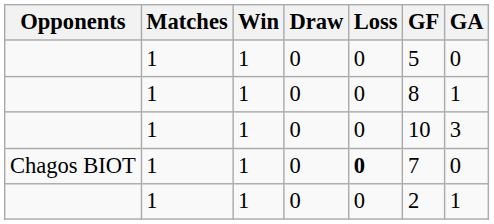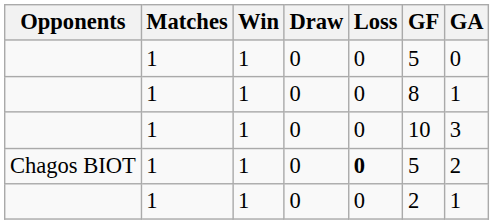(414, 165) 7 -> (414, 165) 5
(455, 165) 0 -> (455, 165) 2
